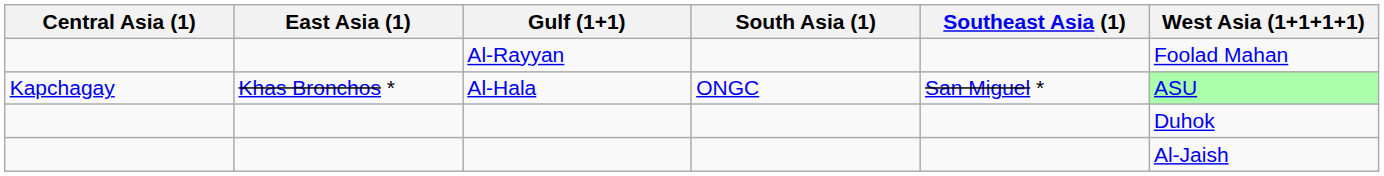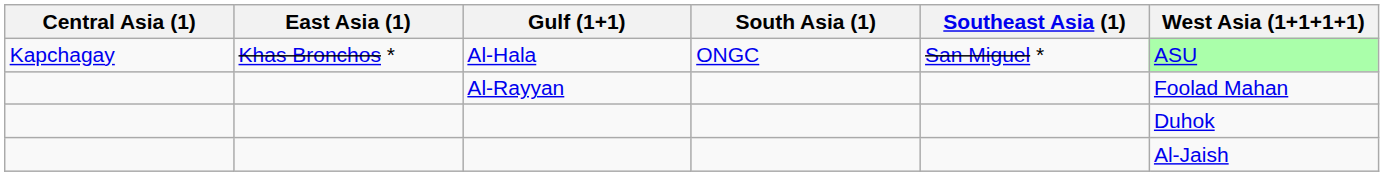rows swapped: (62, 88) <-> (119, 55)
